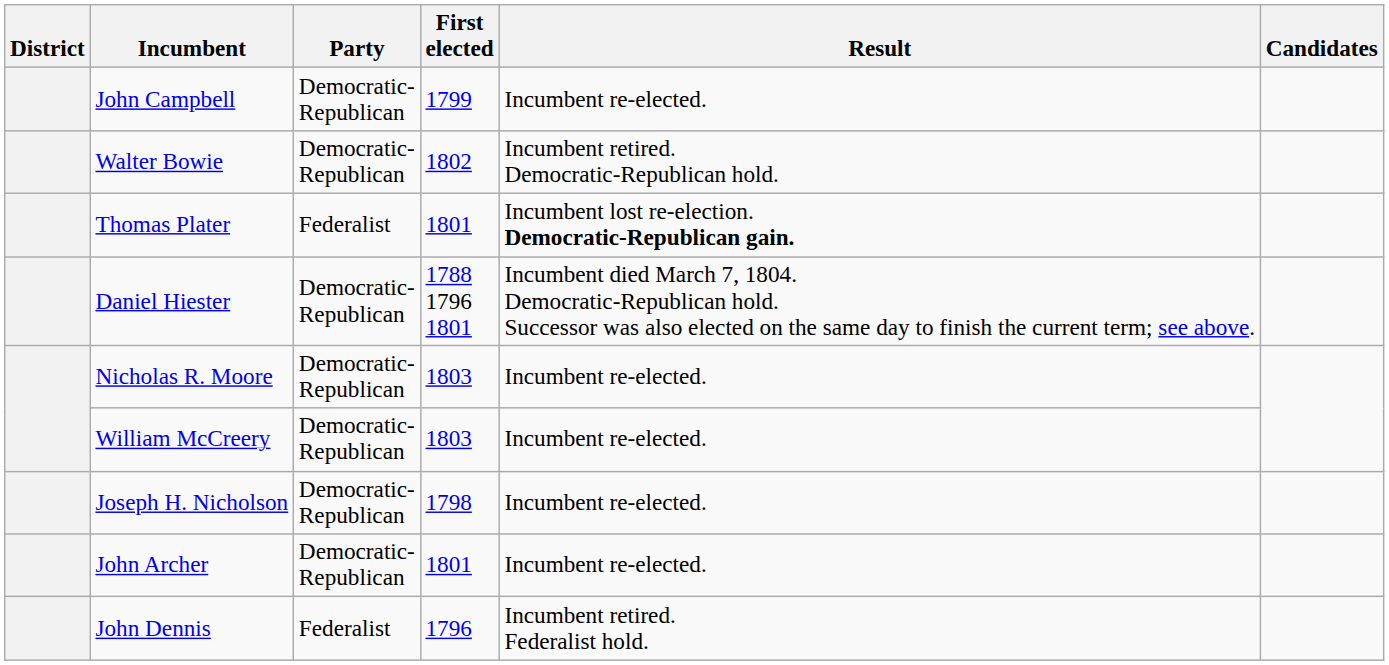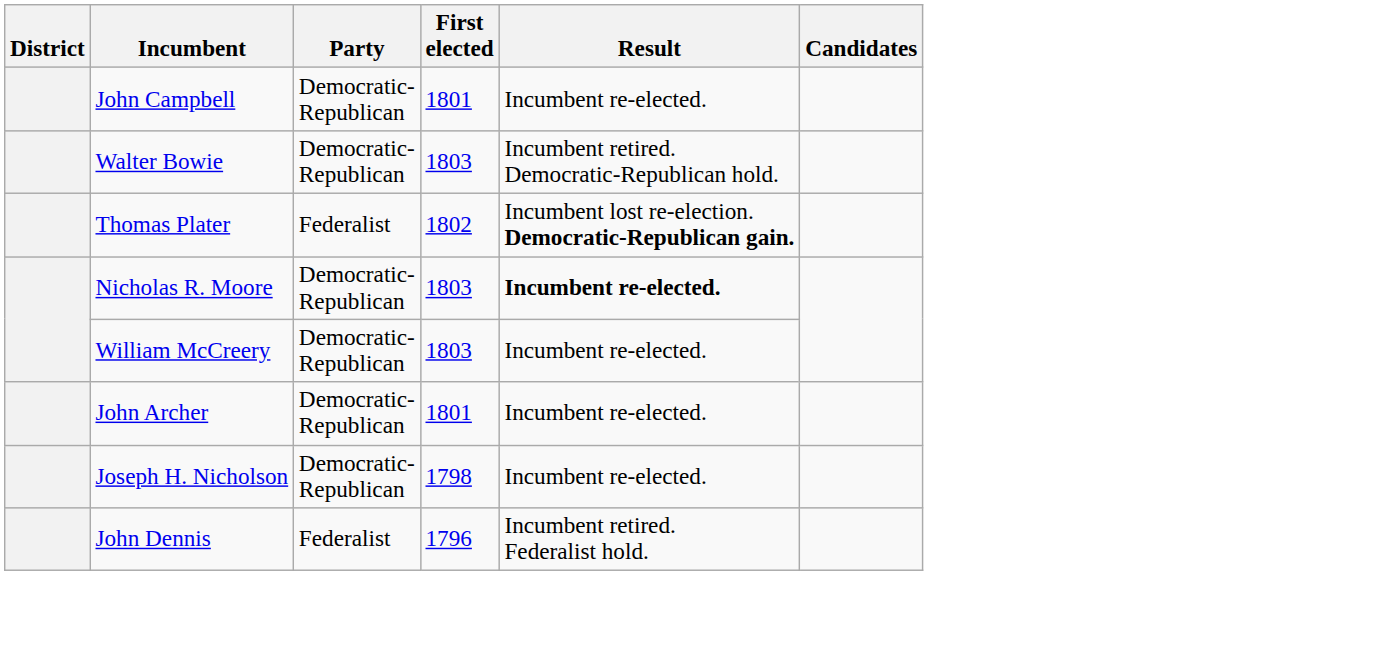(449, 98) 1799 -> (449, 98) 1801
(449, 161) 1802 -> (449, 161) 1803
(449, 224) 1801 -> (449, 224) 1802
- row: (163, 300)
(606, 376) normal -> (612, 287) bold
rows swapped: (152, 565) <-> (192, 502)
